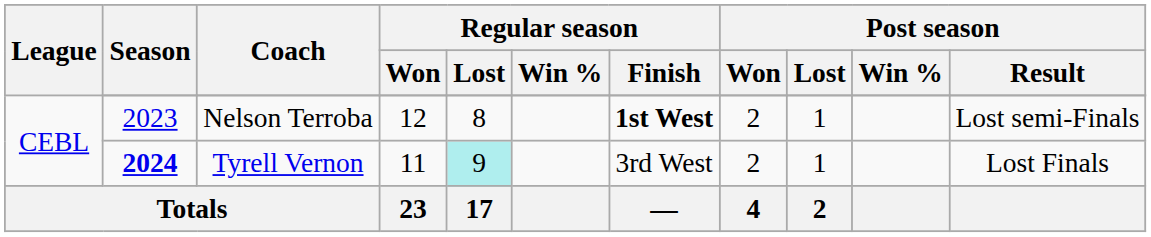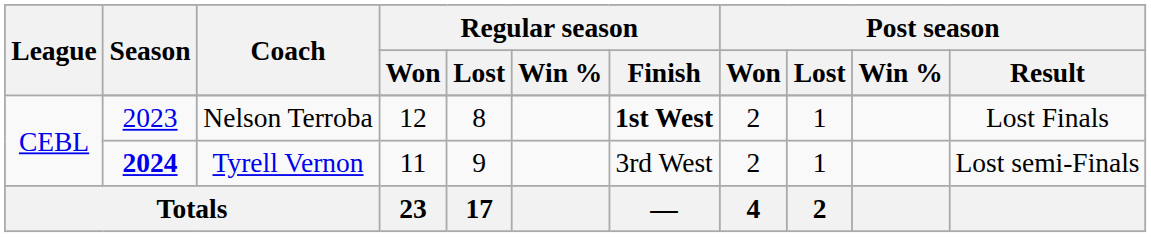(1048, 118) Lost semi-Finals -> (1048, 118) Lost Finals
(479, 163) paleturquoise background -> (479, 163) no background
(1048, 163) Lost Finals -> (1048, 163) Lost semi-Finals
